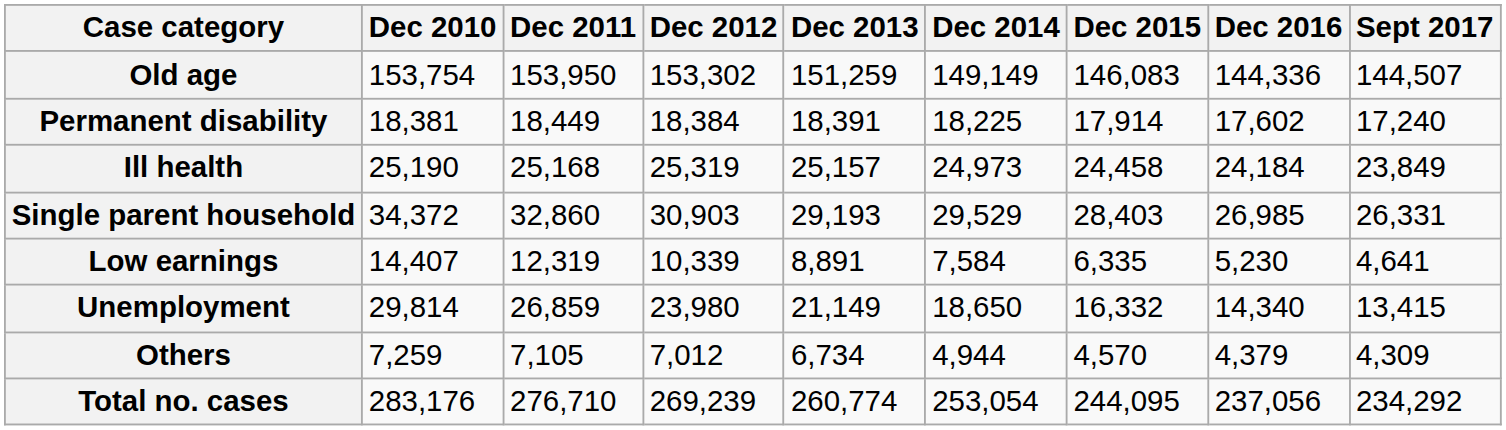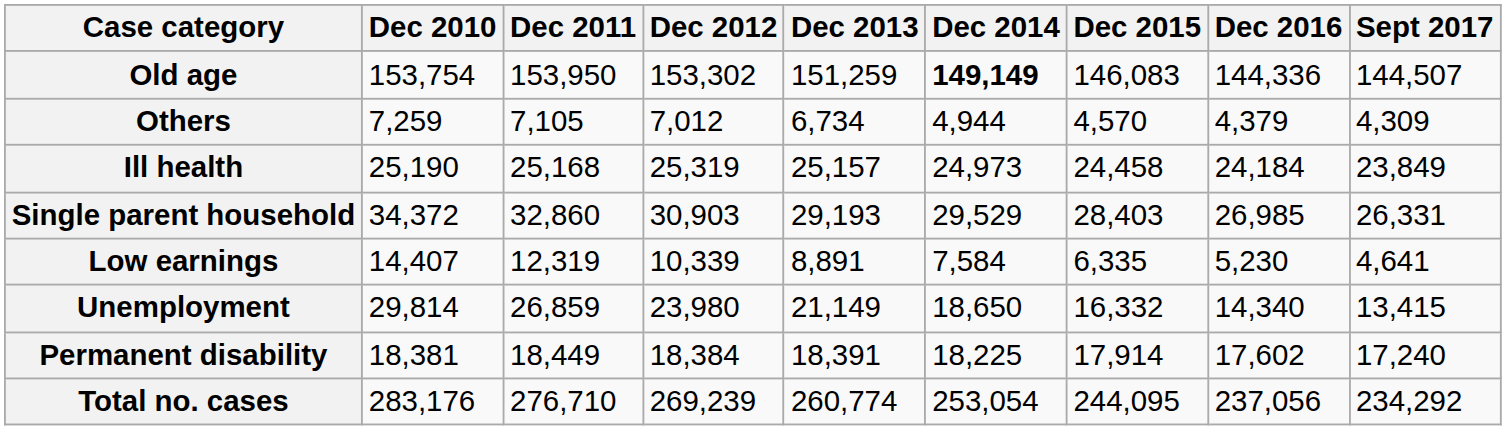(985, 74) normal -> (985, 74) bold
rows swapped: (183, 121) <-> (183, 354)
